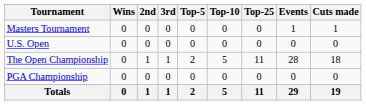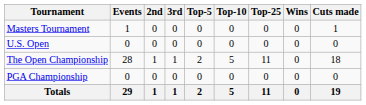columns swapped: (124, 12) <-> (293, 12)
